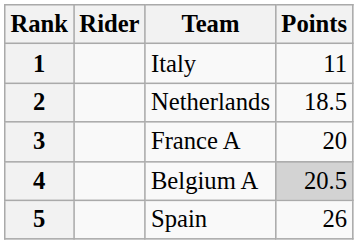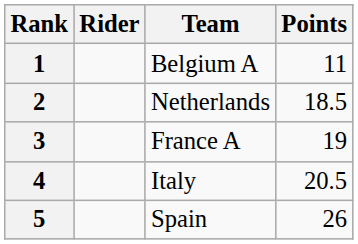(174, 63) Italy -> (205, 63) Belgium A
(335, 141) 20 -> (335, 141) 19
(205, 180) Belgium A -> (174, 180) Italy
(325, 180) lightgrey background -> (325, 180) no background
